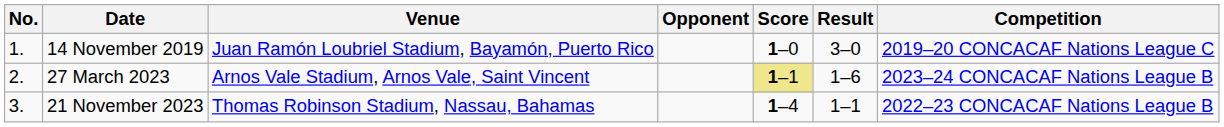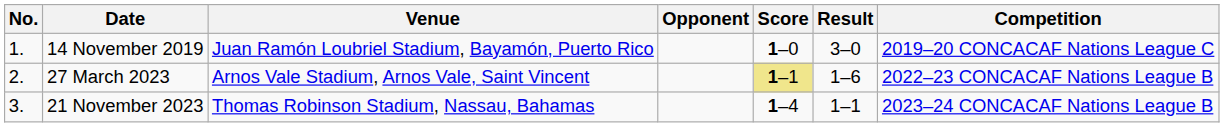(1048, 77) 2023–24 CONCACAF Nations League B -> (1048, 77) 2022–23 CONCACAF Nations League B
(1048, 106) 2022–23 CONCACAF Nations League B -> (1048, 106) 2023–24 CONCACAF Nations League B
